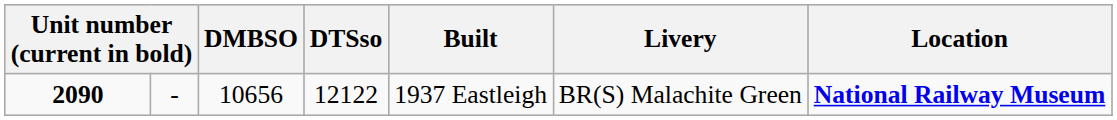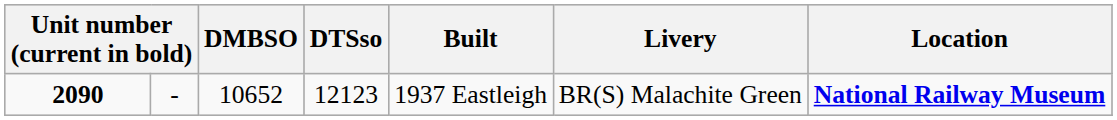(251, 94) 10656 -> (251, 94) 10652
(346, 94) 12122 -> (346, 94) 12123
